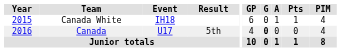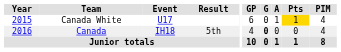(165, 20) IH18 -> (165, 20) U17
(296, 20) no background -> (296, 20) gold background
(165, 31) U17 -> (165, 31) IH18
